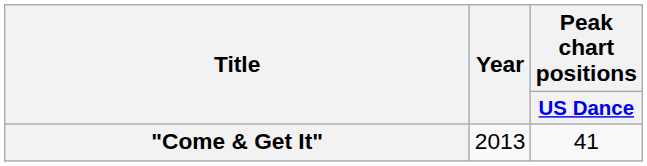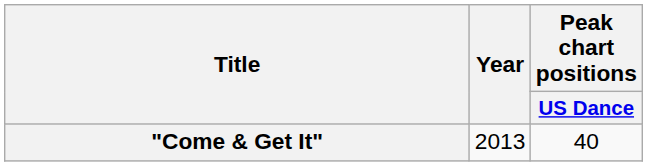(586, 141) 41 -> (586, 141) 40
